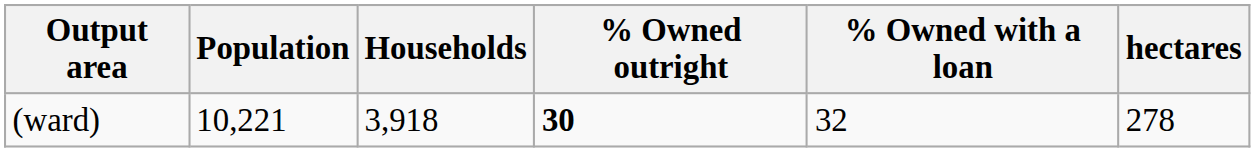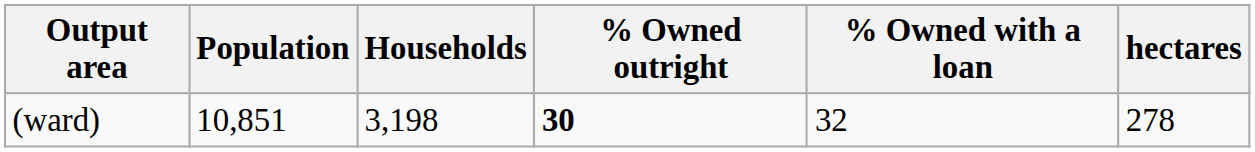(241, 119) 10,221 -> (241, 119) 10,851
(401, 119) 3,918 -> (401, 119) 3,198
